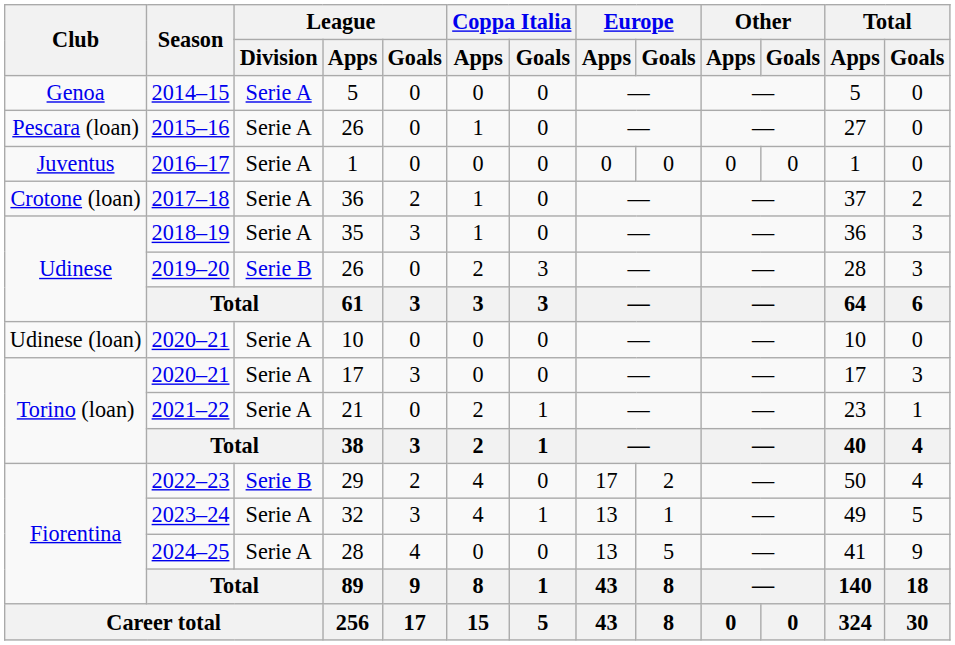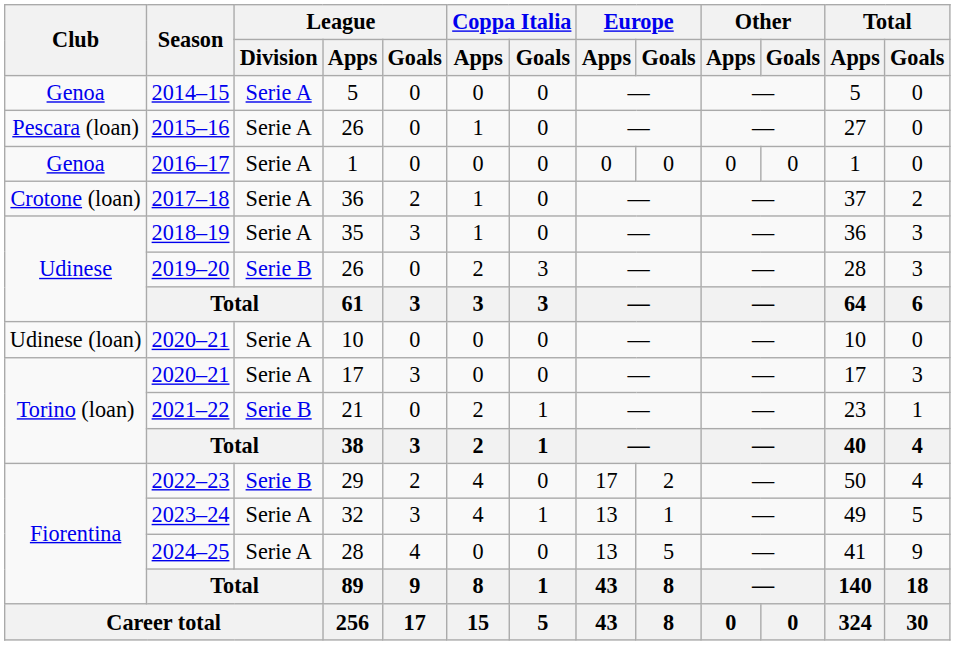(76, 163) Juventus -> (76, 163) Genoa
(279, 410) Serie A -> (279, 410) Serie B
